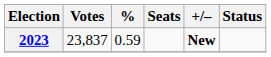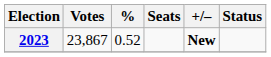(87, 39) 23,837 -> (87, 39) 23,867
(128, 39) 0.59 -> (128, 39) 0.52
